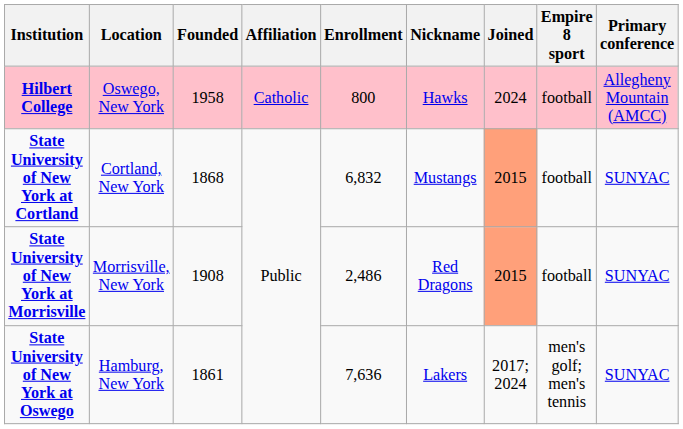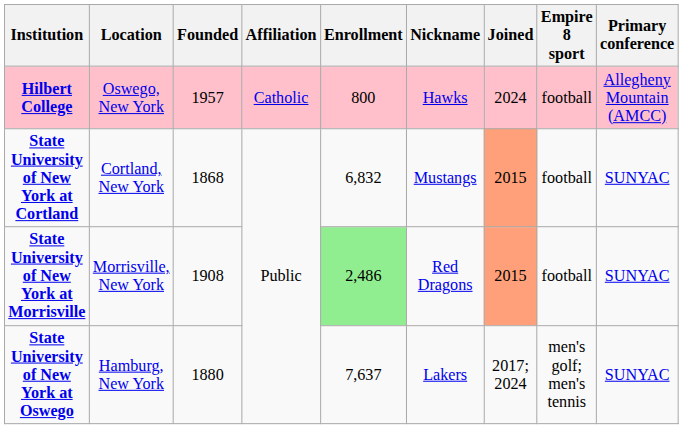(208, 97) 1958 -> (208, 97) 1957
(363, 276) no background -> (363, 276) lightgreen background
(208, 374) 1861 -> (208, 374) 1880
(363, 374) 7,636 -> (363, 374) 7,637
